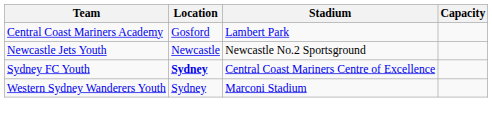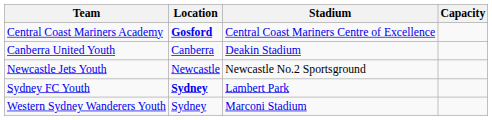(190, 32) normal -> (192, 32) bold
(257, 32) Lambert Park -> (330, 32) Central Coast Mariners Centre of Excellence
+ row: (61, 50)
(330, 69) Central Coast Mariners Centre of Excellence -> (257, 87) Lambert Park
